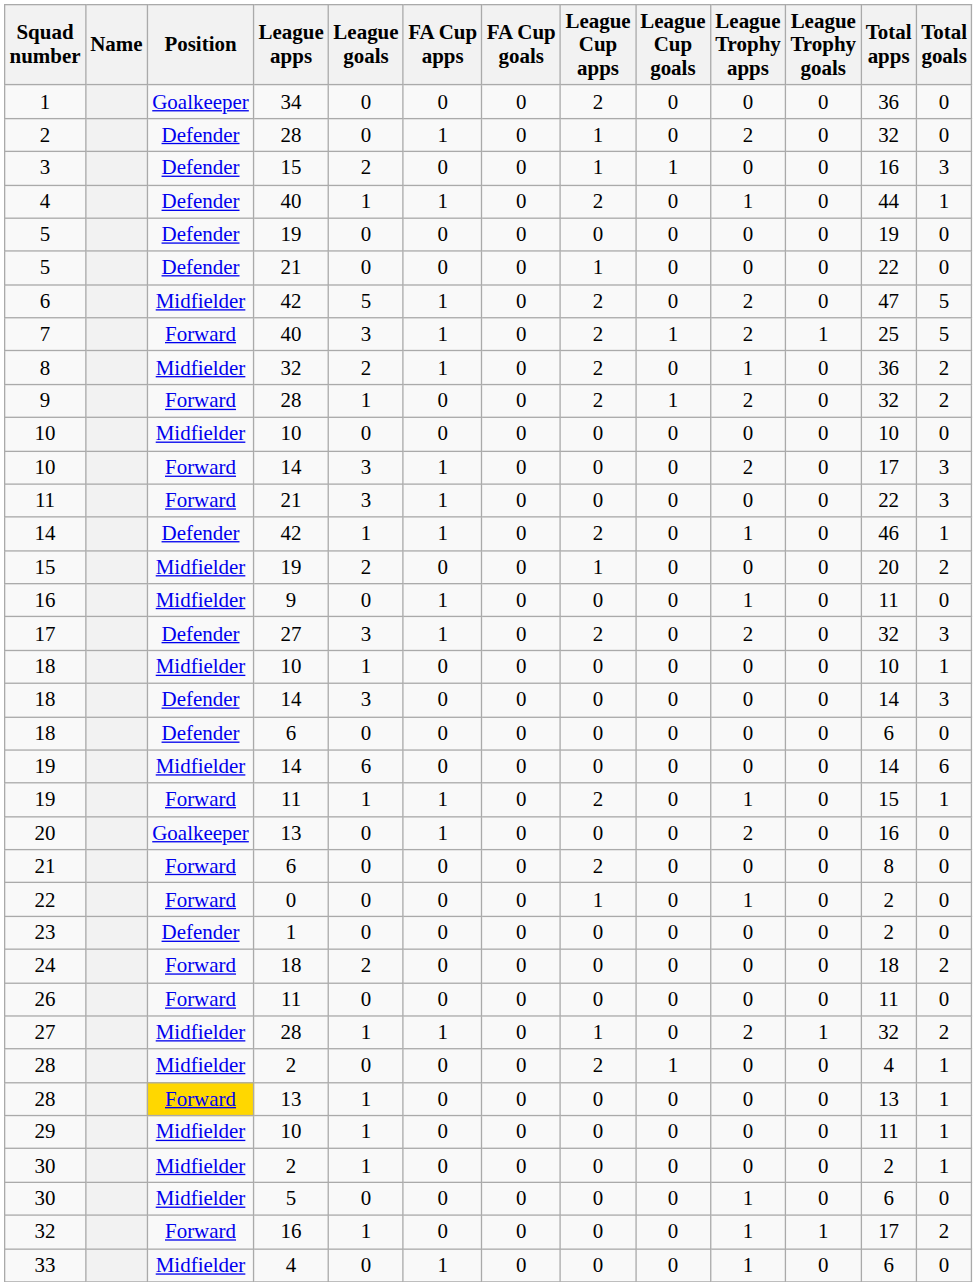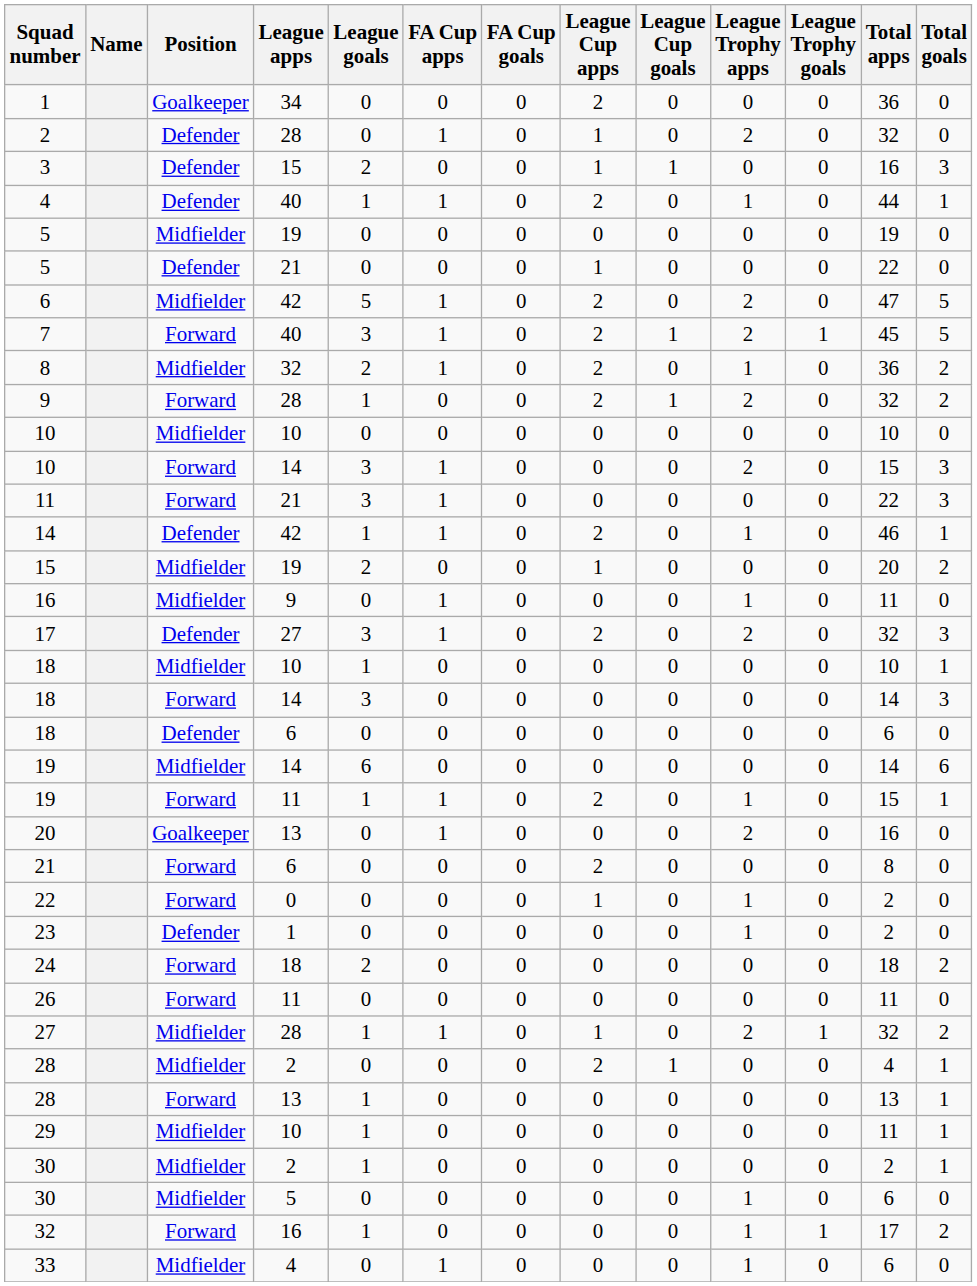(201, 234) Defender -> (201, 234) Midfielder
(889, 334) 25 -> (889, 334) 45
(889, 467) 17 -> (889, 467) 15
(201, 699) Defender -> (201, 699) Forward
(748, 932) 0 -> (748, 932) 1
(201, 1098) gold background -> (201, 1098) no background
